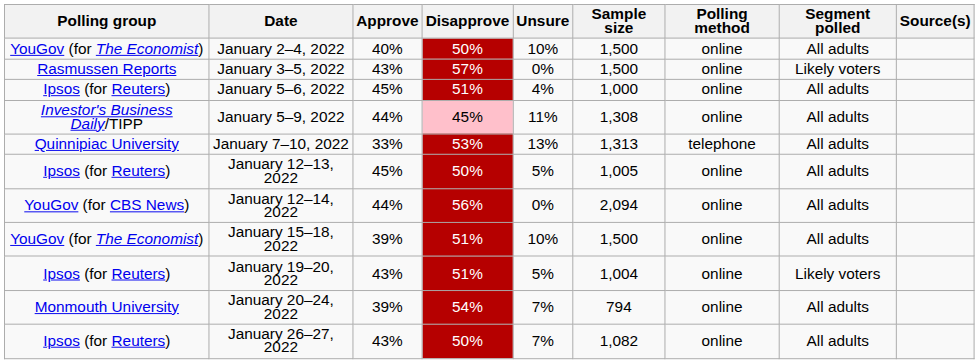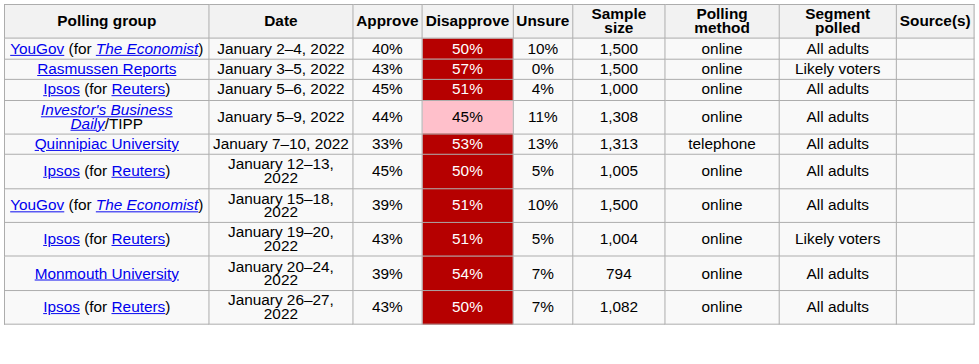- row: (281, 205)
